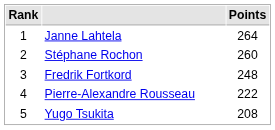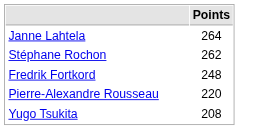- column: (23, 15)
(248, 55) 260 -> (211, 55) 262
(248, 94) 222 -> (211, 94) 220
